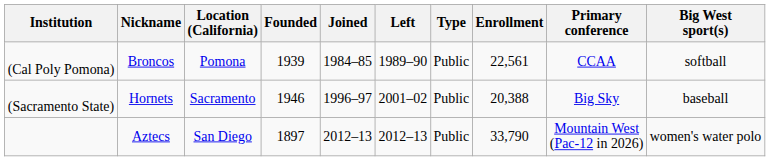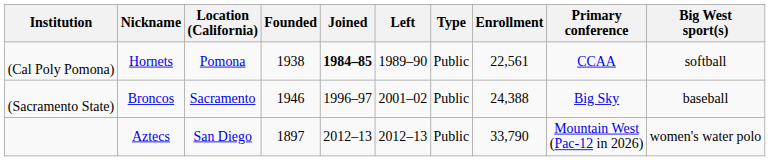(151, 61) Broncos -> (151, 61) Hornets
(291, 61) 1939 -> (291, 61) 1938
(348, 61) normal -> (348, 61) bold
(151, 98) Hornets -> (151, 98) Broncos
(509, 98) 20,388 -> (509, 98) 24,388
